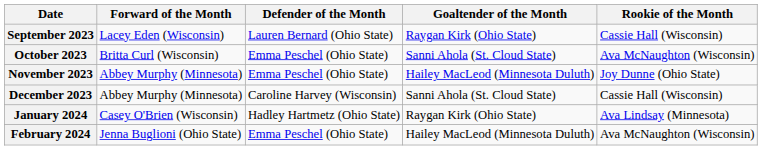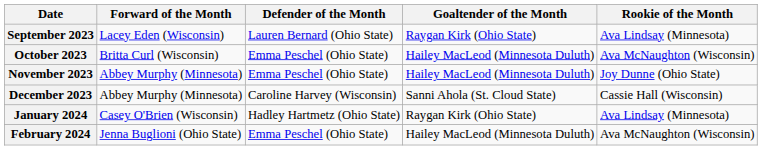(661, 34) Cassie Hall (Wisconsin) -> (665, 34) Ava Lindsay (Minnesota)
(481, 54) Sanni Ahola (St. Cloud State) -> (500, 54) Hailey MacLeod (Minnesota Duluth)
